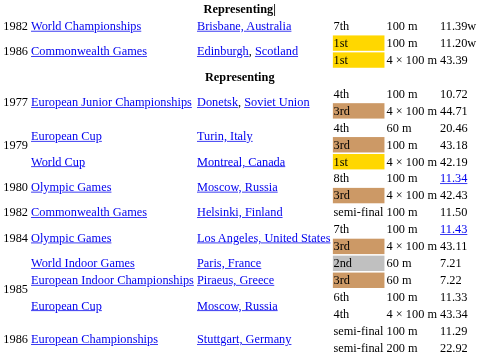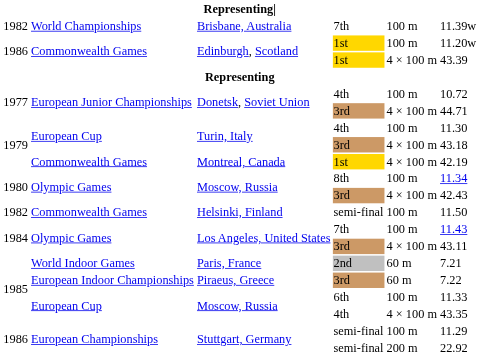(399, 127) 60 m -> (402, 127) 100 m
(454, 127) 20.46 -> (454, 127) 11.30
(402, 144) 100 m -> (412, 144) 4 × 100 m
(58, 161) World Cup -> (89, 161) Commonwealth Games
(454, 314) 43.34 -> (454, 314) 43.35
